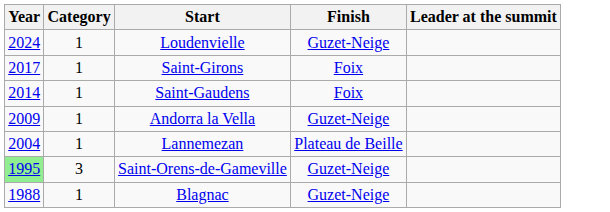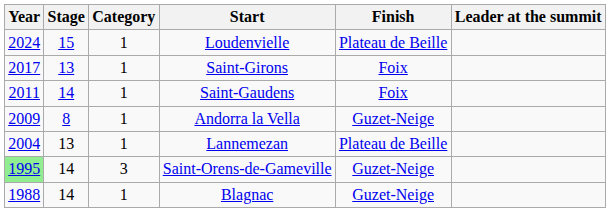+ column: (66, 17)
(348, 42) Guzet-Neige -> (393, 42) Plateau de Beille
(24, 93) 2014 -> (24, 93) 2011
